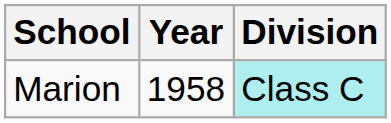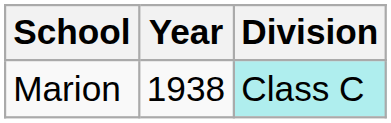(186, 88) 1958 -> (186, 88) 1938
